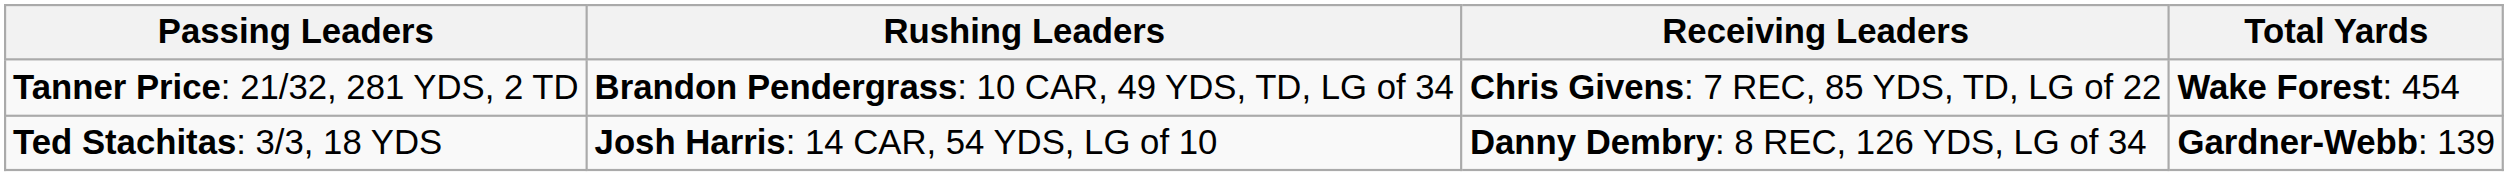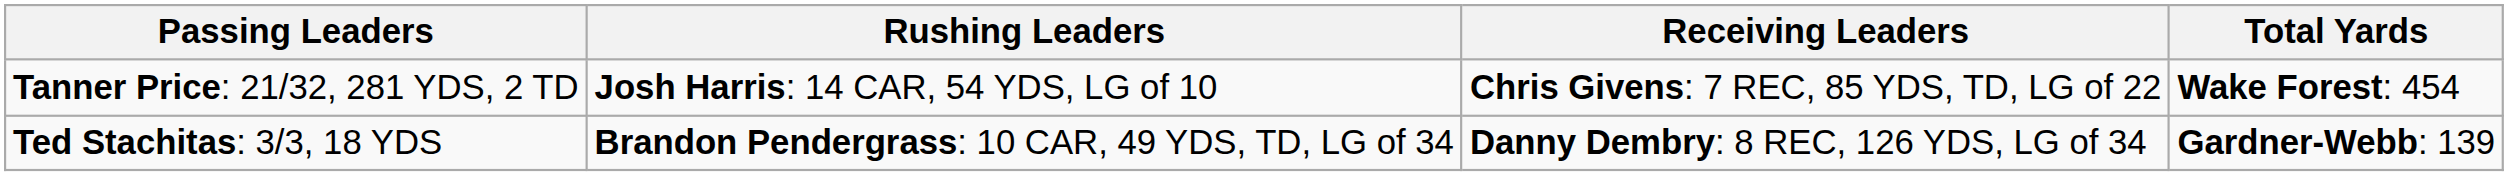(1024, 87) Brandon Pendergrass: 10 CAR, 49 YDS, TD, LG of 34 -> (906, 87) Josh Harris: 14 CAR, 54 YDS, LG of 10
(906, 142) Josh Harris: 14 CAR, 54 YDS, LG of 10 -> (1024, 142) Brandon Pendergrass: 10 CAR, 49 YDS, TD, LG of 34
